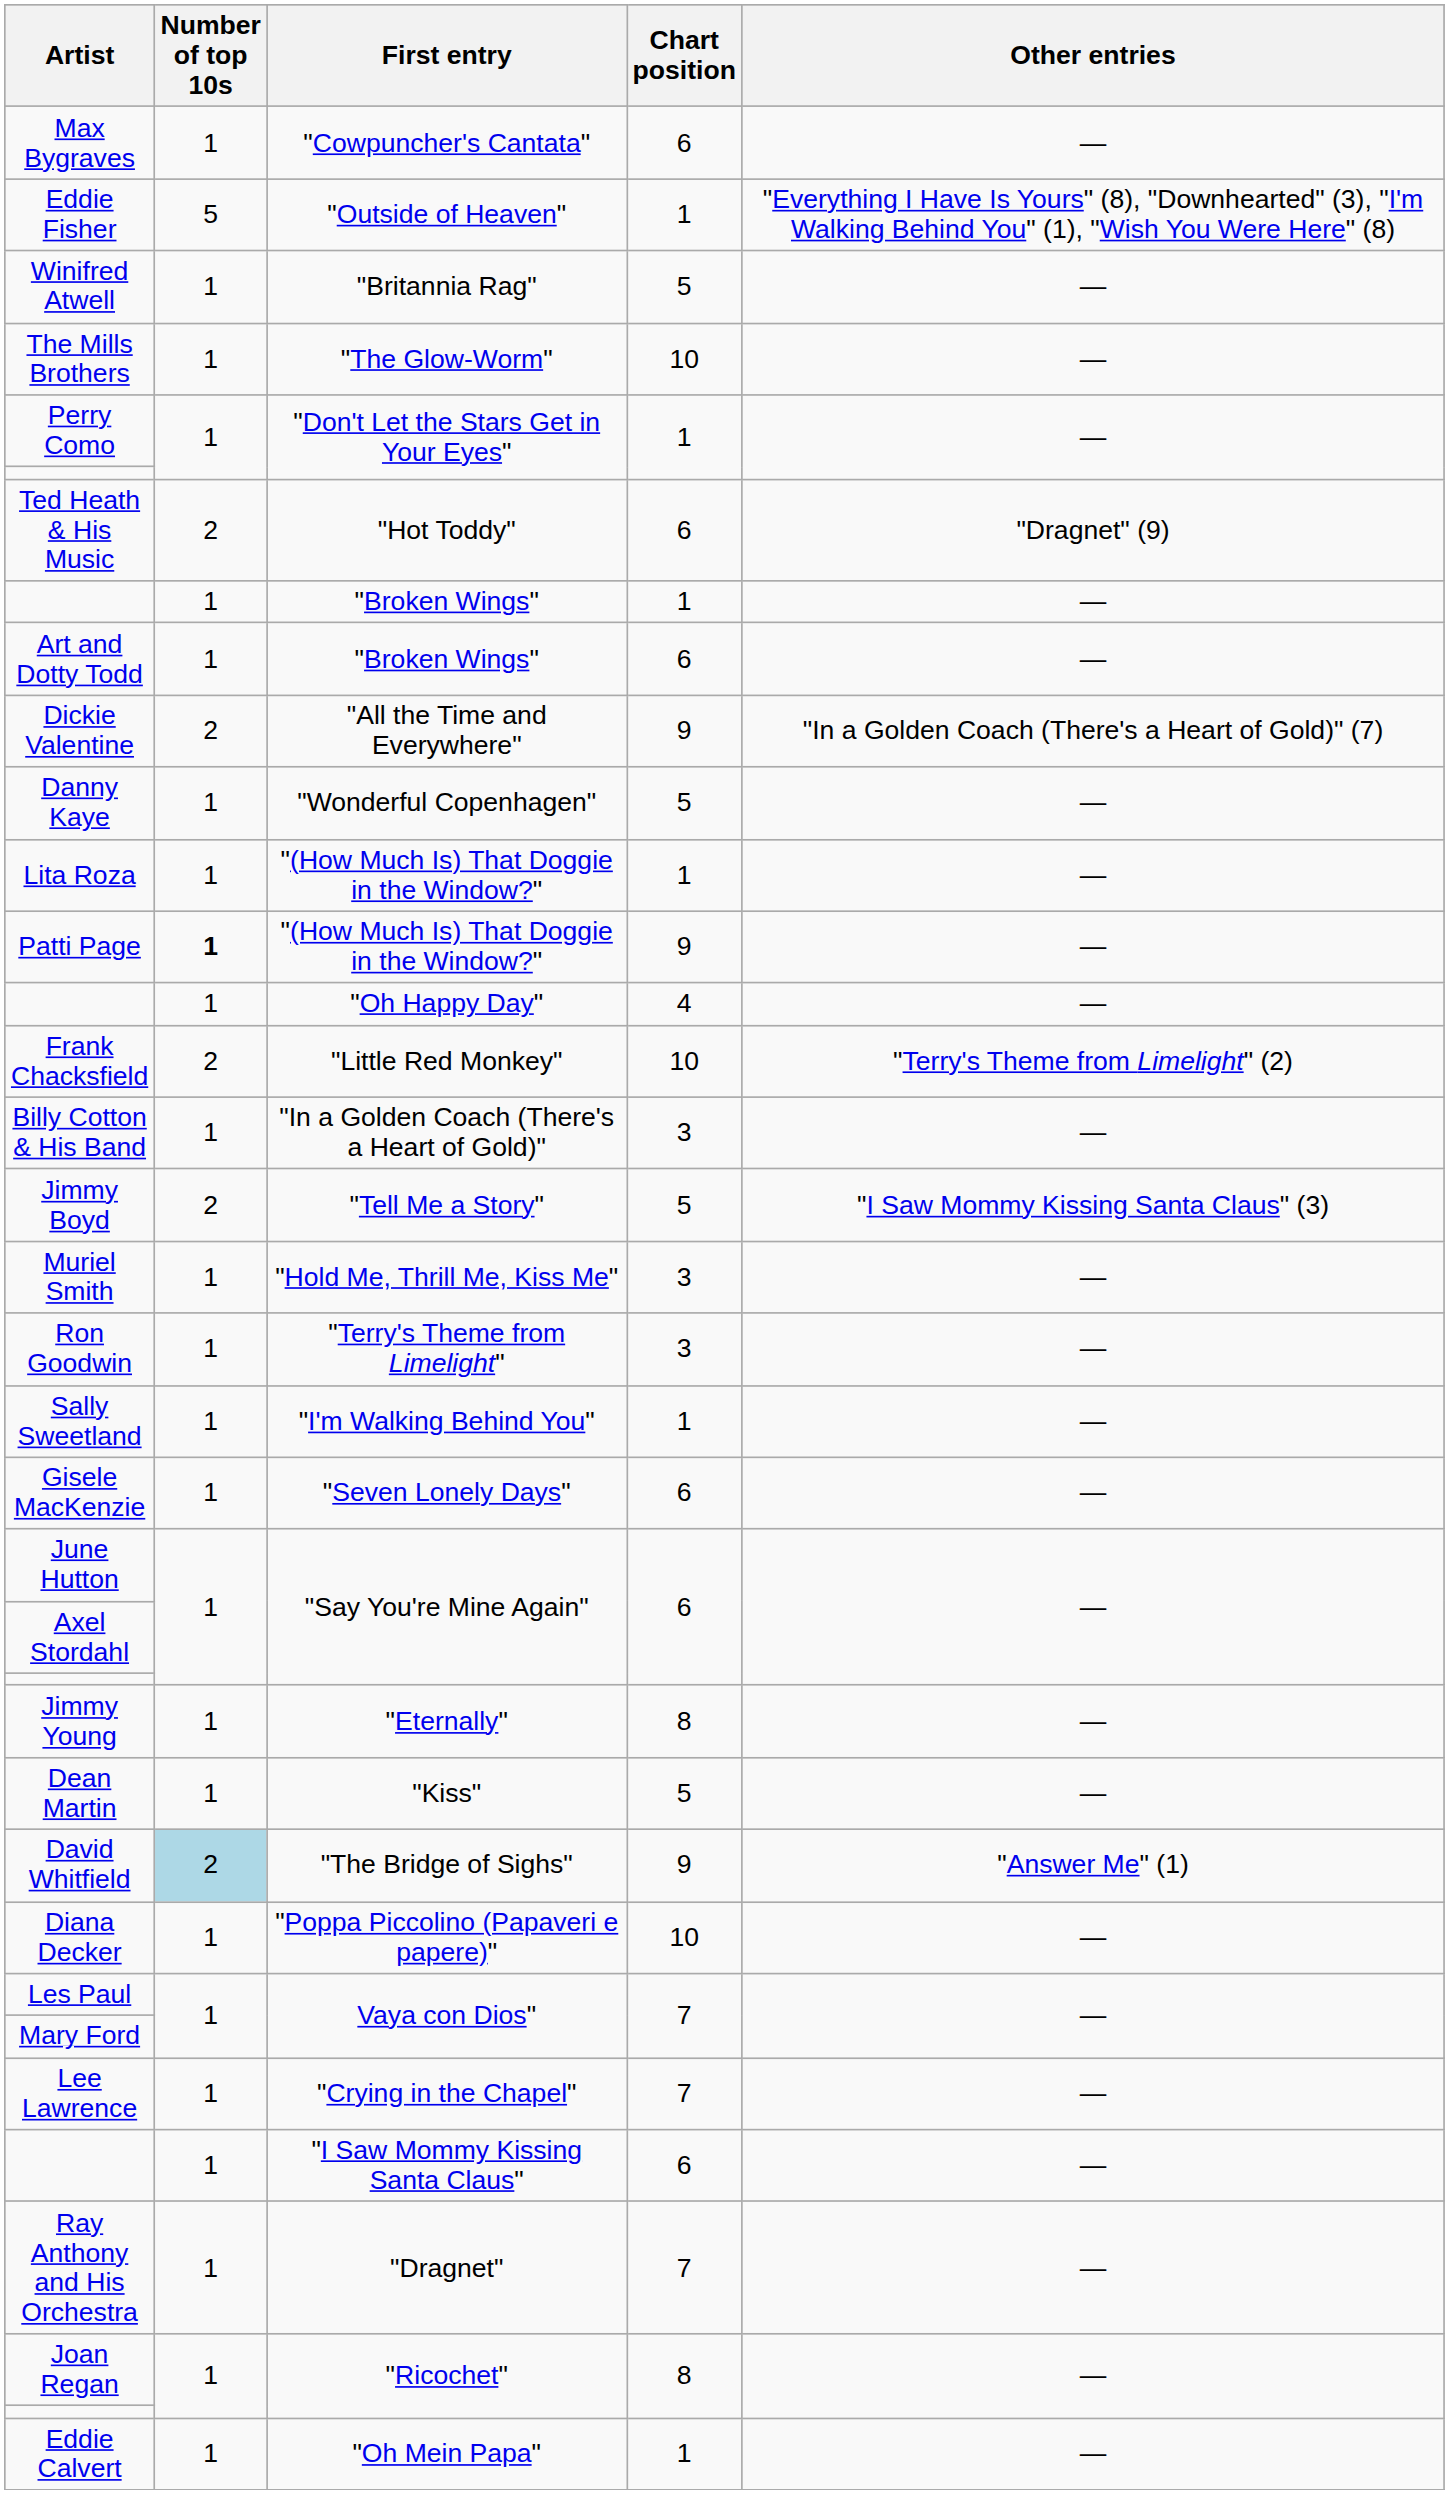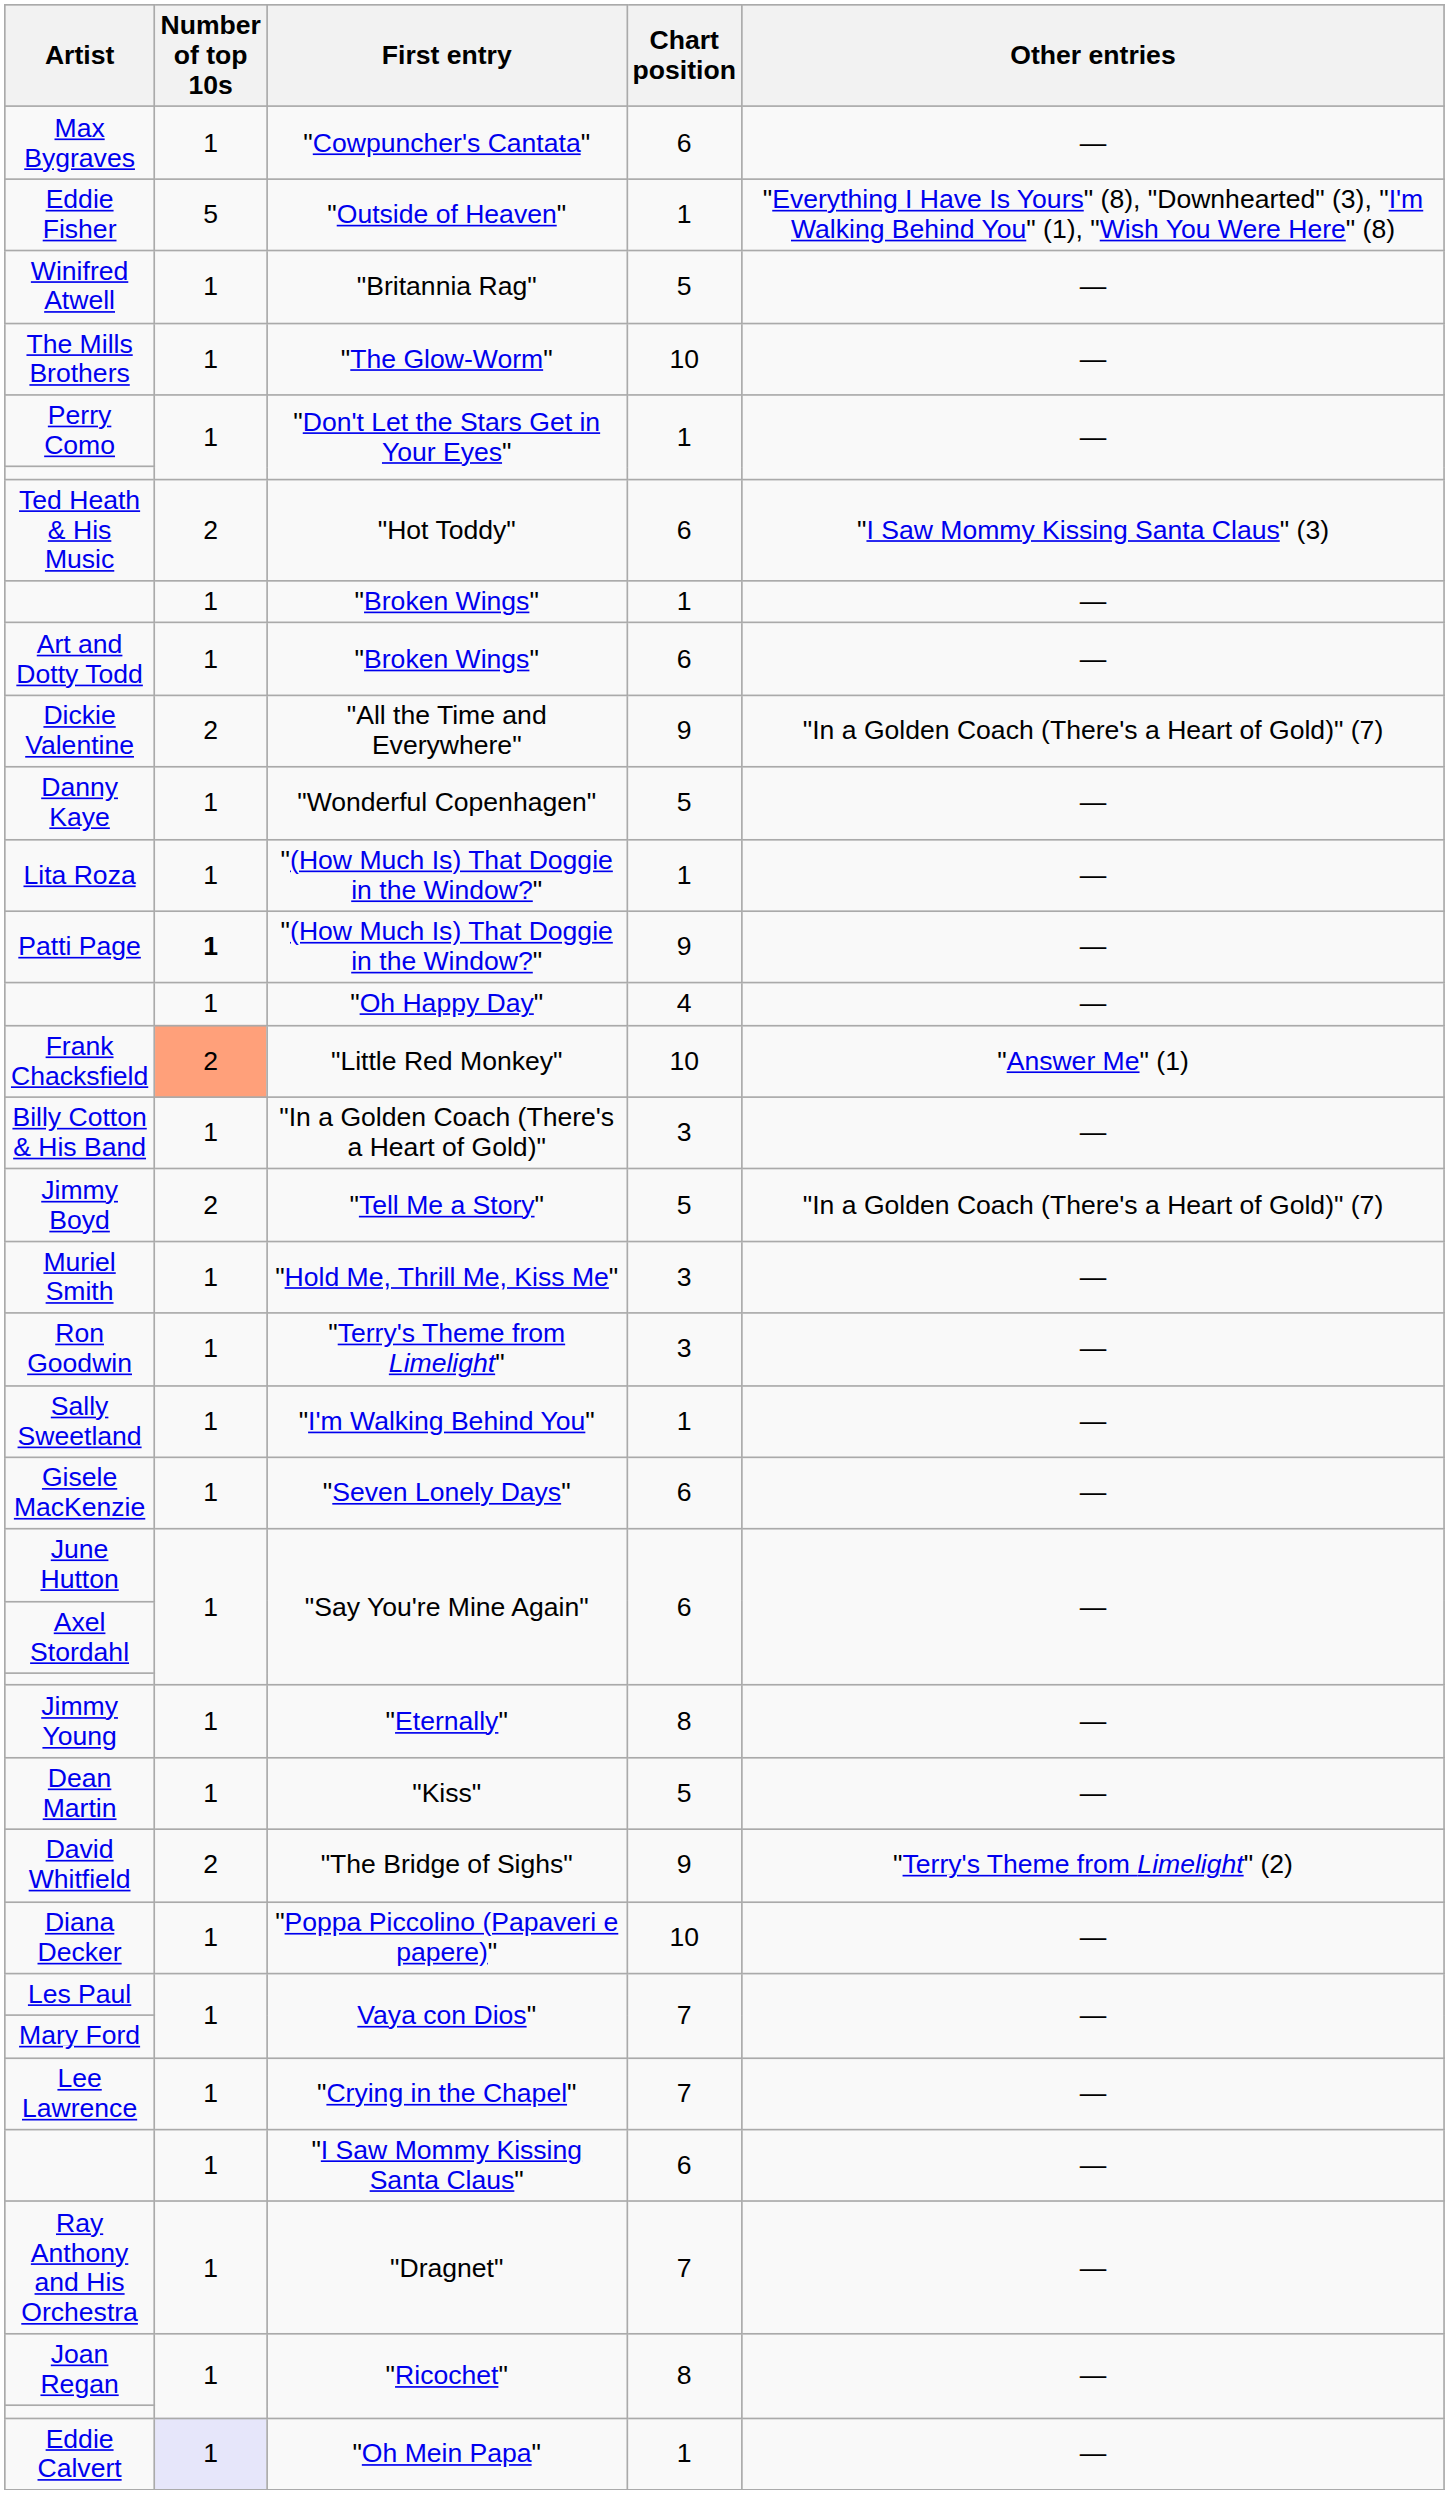(1093, 529) "Dragnet" (9) -> (1093, 529) "I Saw Mommy Kissing Santa Claus" (3)
(211, 1060) no background -> (211, 1060) lightsalmon background
(1093, 1060) "Terry's Theme from Limelight" (2) -> (1093, 1060) "Answer Me" (1)
(1093, 1204) "I Saw Mommy Kissing Santa Claus" (3) -> (1093, 1204) "In a Golden Coach (There's a Heart of Gold)" (7)
(211, 1865) lightblue background -> (211, 1865) no background
(1093, 1865) "Answer Me" (1) -> (1093, 1865) "Terry's Theme from Limelight" (2)
(211, 2453) no background -> (211, 2453) lavender background
